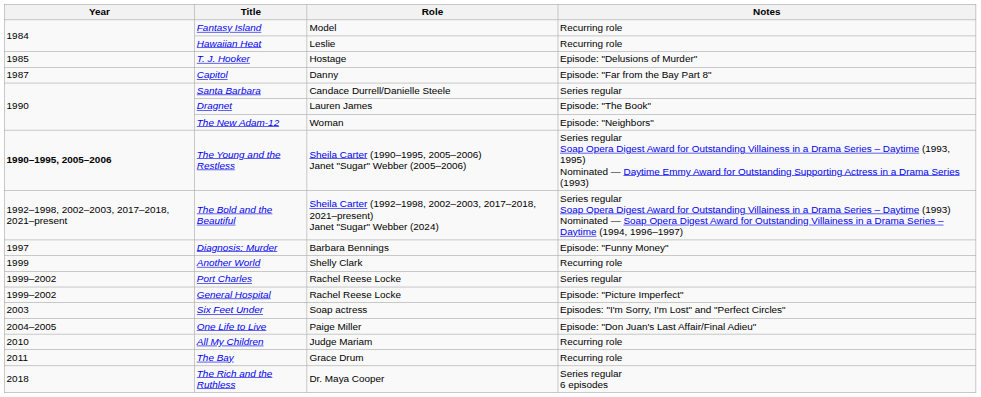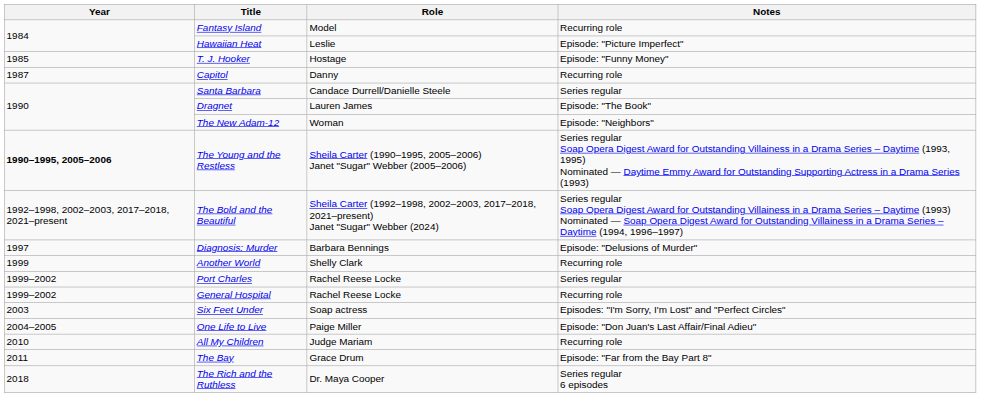(591, 43) Recurring role -> (622, 43) Episode: "Picture Imperfect"
(629, 59) Episode: "Delusions of Murder" -> (614, 59) Episode: "Funny Money"
(636, 75) Episode: "Far from the Bay Part 8" -> (591, 75) Recurring role
(614, 247) Episode: "Funny Money" -> (629, 247) Episode: "Delusions of Murder"
(622, 295) Episode: "Picture Imperfect" -> (591, 295) Recurring role
(591, 357) Recurring role -> (636, 357) Episode: "Far from the Bay Part 8"
